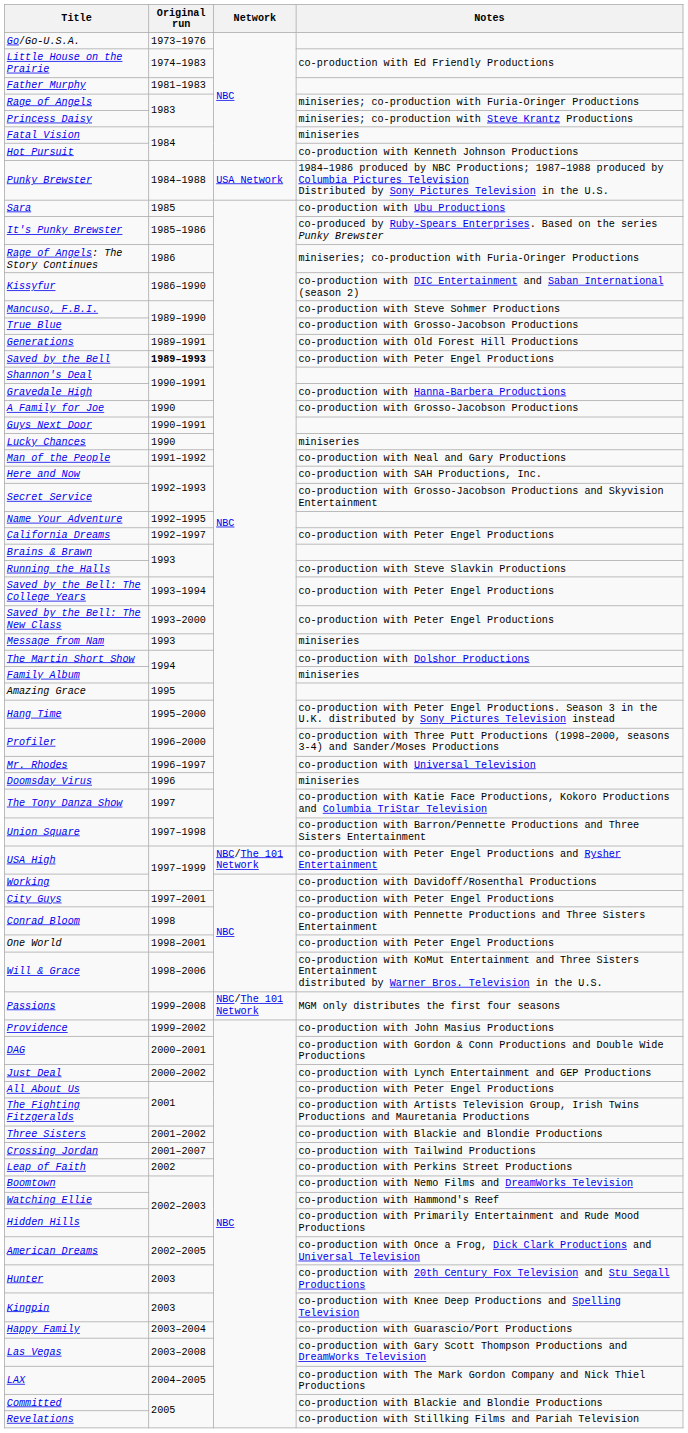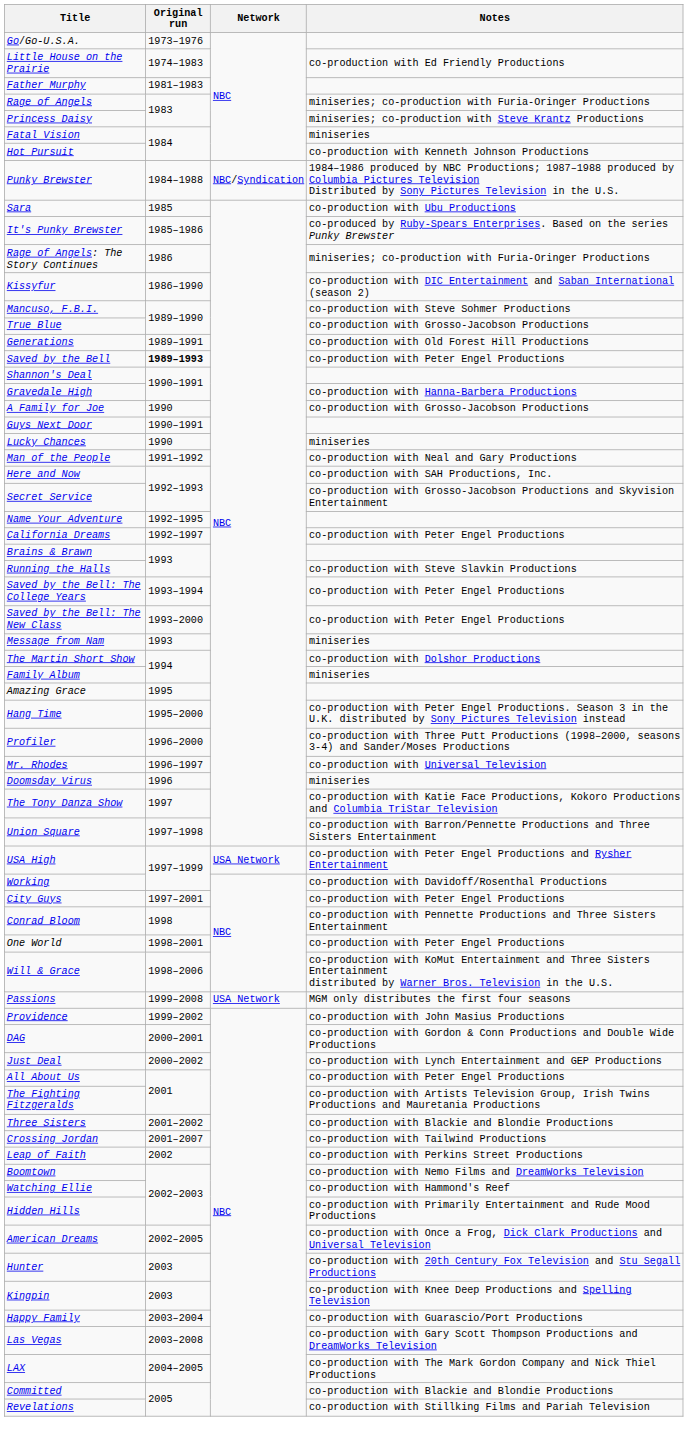(250, 180) USA Network -> (259, 180) NBC/Syndication
(250, 860) NBC/The 101 Network -> (246, 860) USA Network
(250, 1006) NBC/The 101 Network -> (246, 1000) USA Network
